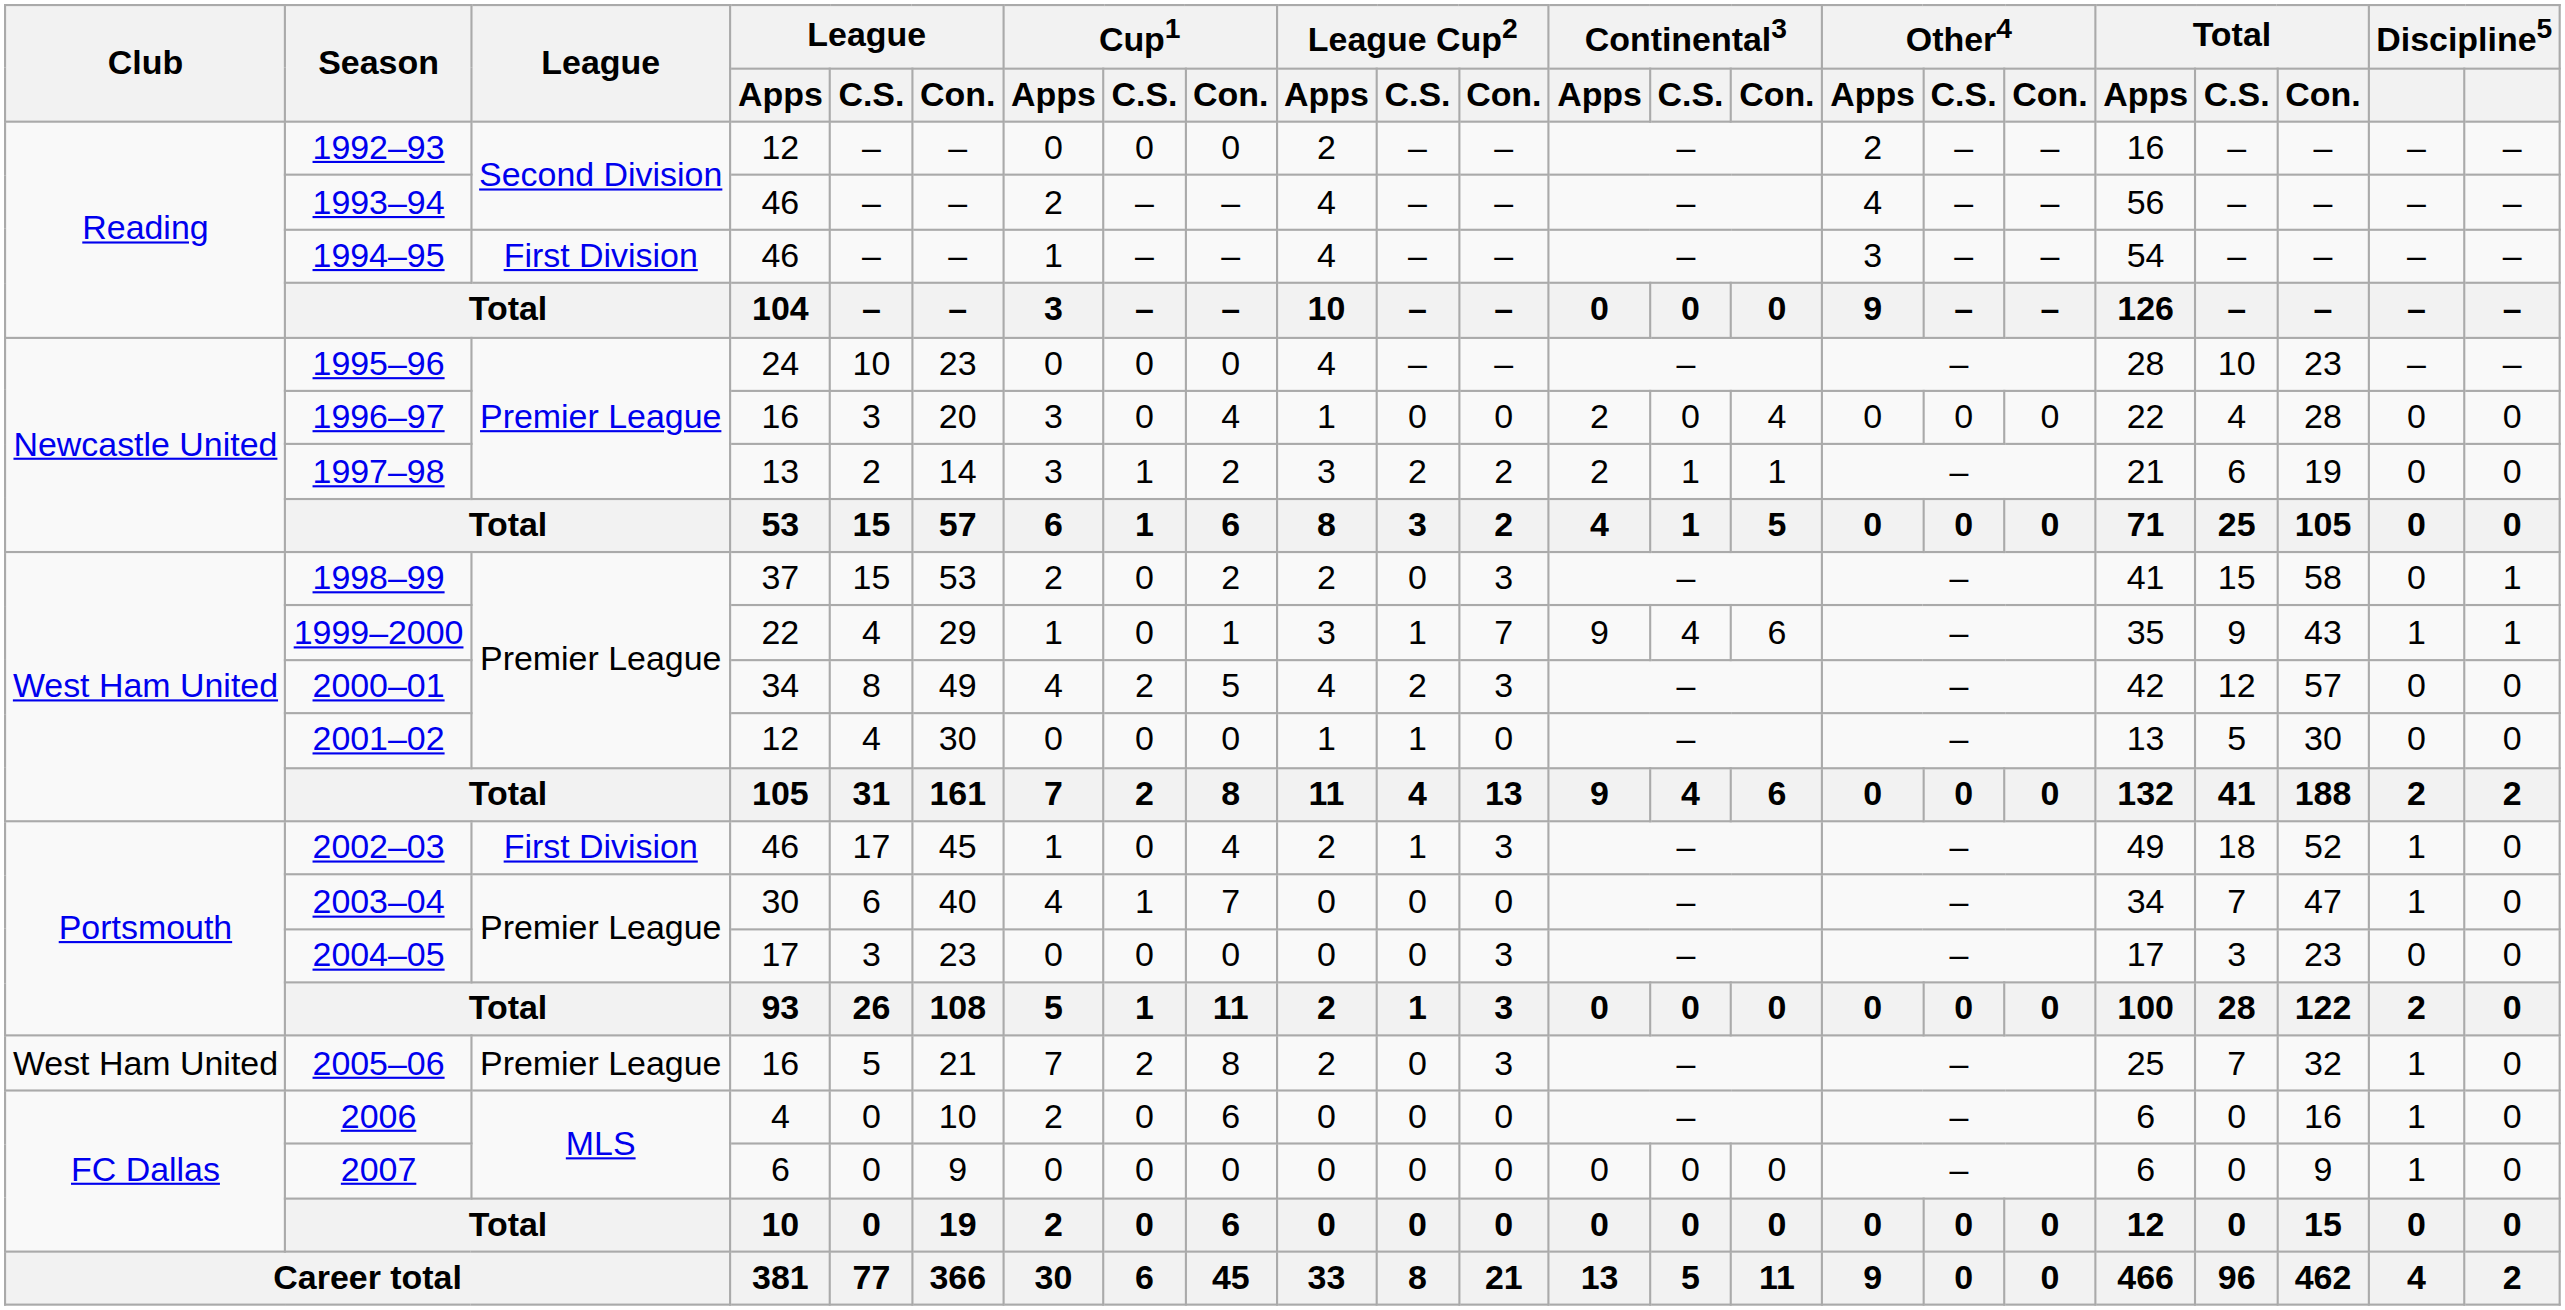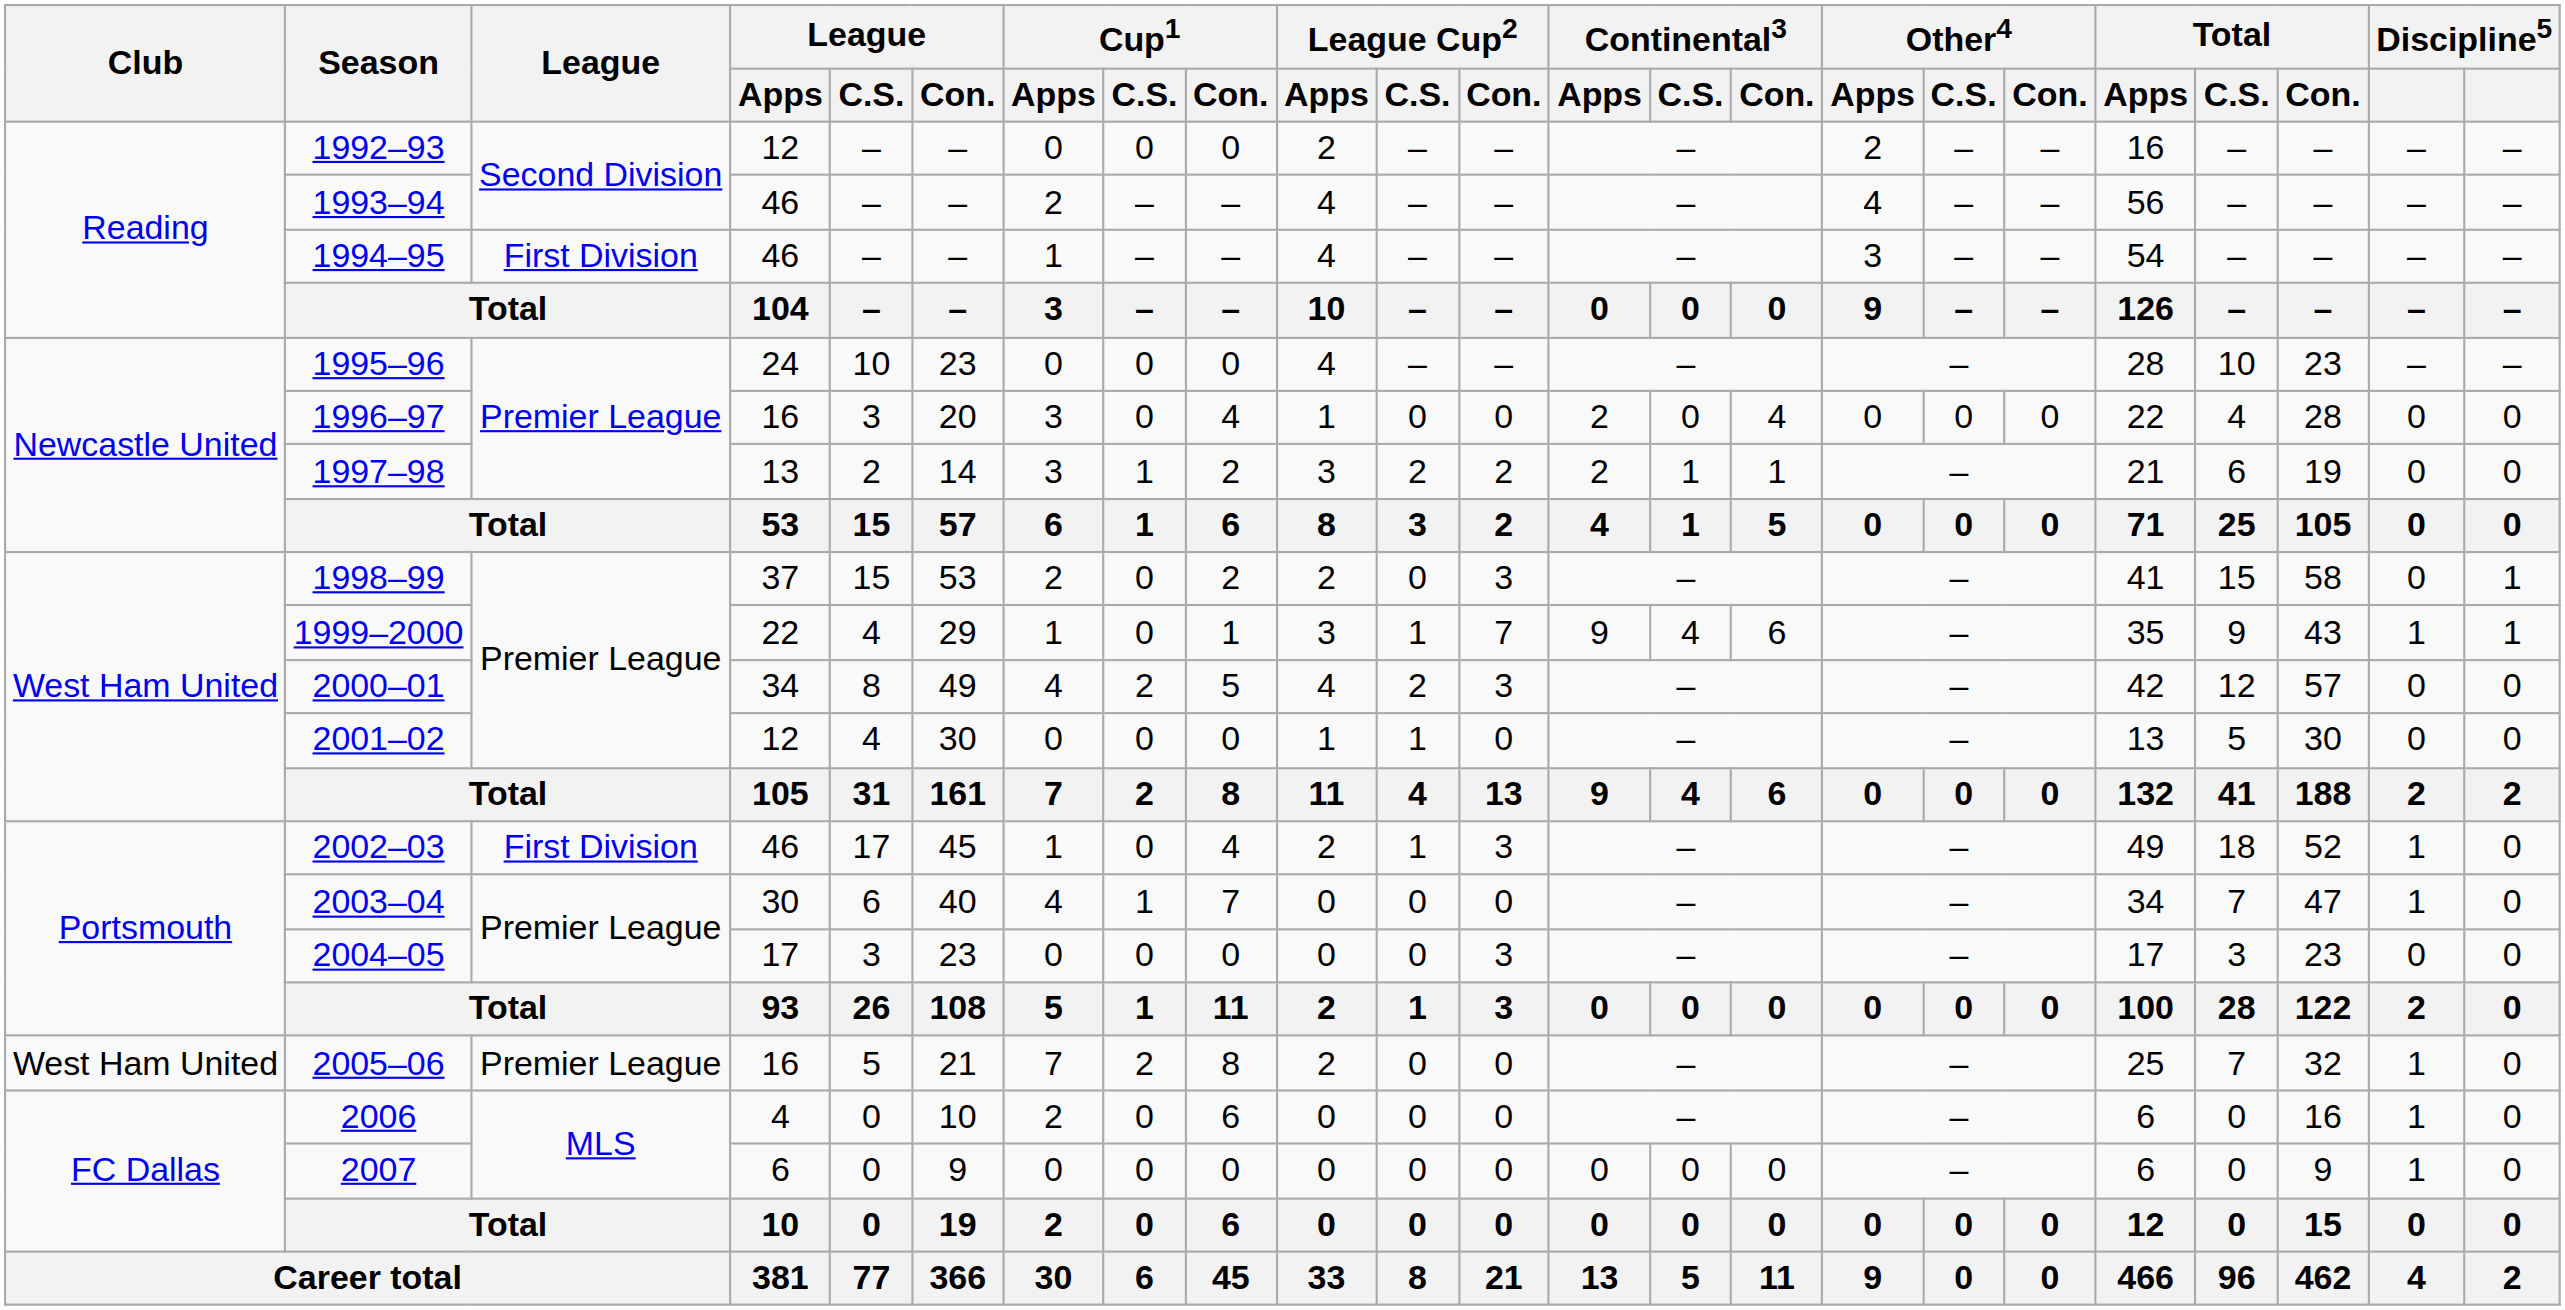(1504, 1062) 3 -> (1504, 1062) 0
